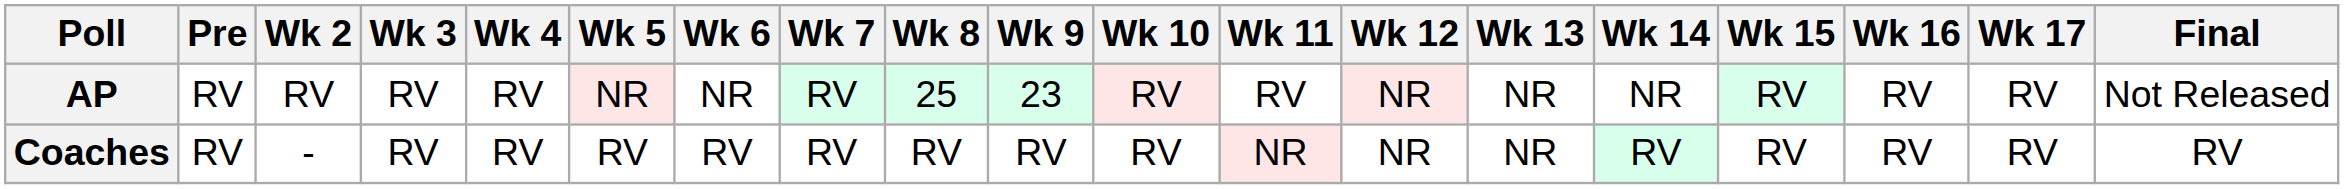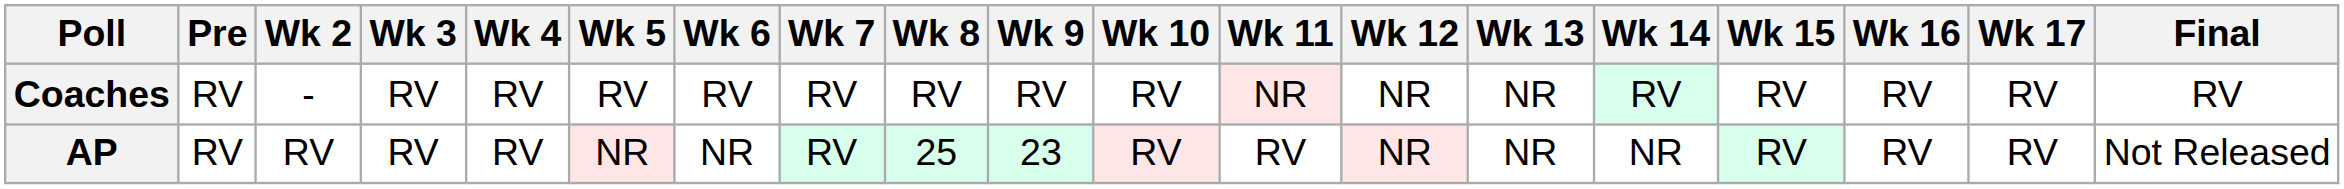rows swapped: (92, 93) <-> (92, 152)
